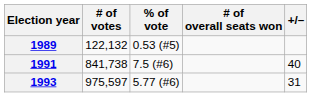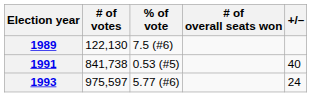(106, 45) 122,132 -> (106, 45) 122,130
(156, 45) 0.53 (#5) -> (153, 45) 7.5 (#6)
(153, 63) 7.5 (#6) -> (156, 63) 0.53 (#5)
(294, 82) 31 -> (294, 82) 24
